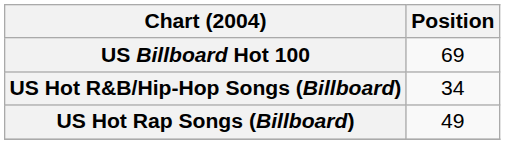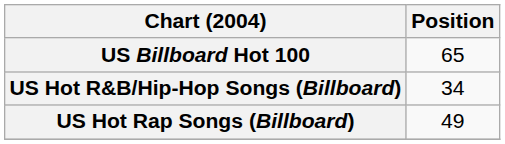(453, 54) 69 -> (453, 54) 65
